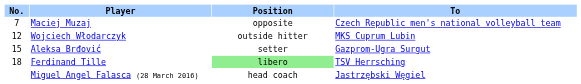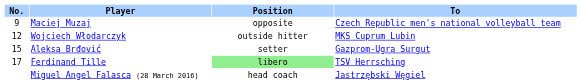(17, 24) 7 -> (17, 24) 9
(17, 62) 18 -> (17, 62) 17
